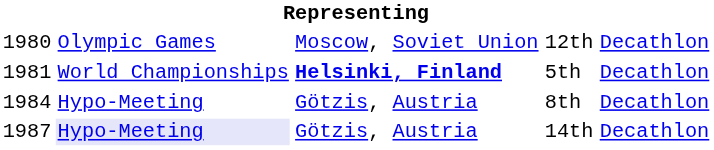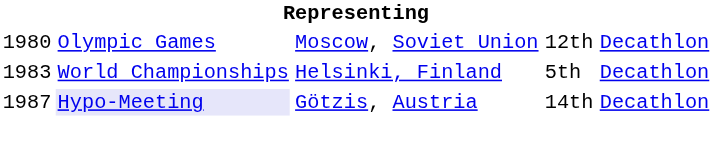(27, 73) 1981 -> (27, 73) 1983
(399, 73) bold -> (399, 73) normal
- row: (563, 102)
